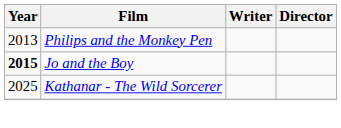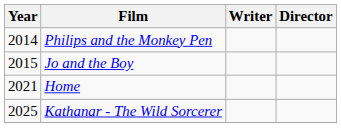(23, 39) 2013 -> (23, 39) 2014
(23, 63) bold -> (23, 63) normal
+ row: (62, 87)
